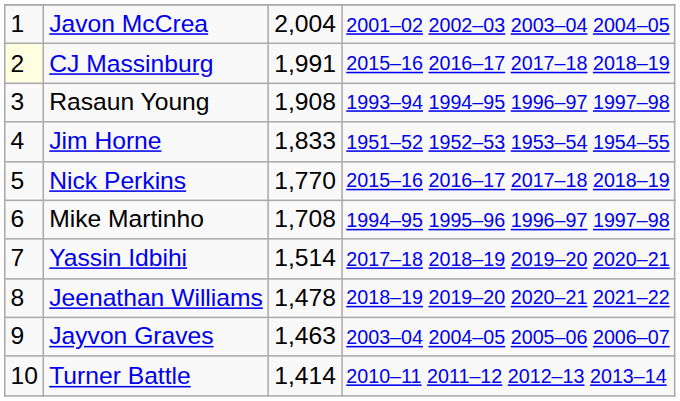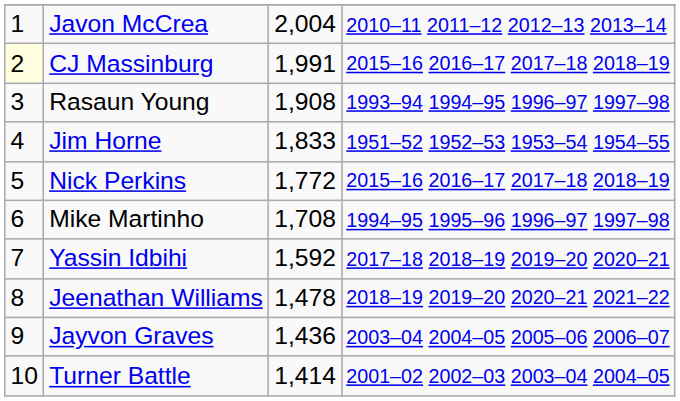(508, 24) 2001–02 2002–03 2003–04 2004–05 -> (506, 24) 2010–11 2011–12 2012–13 2013–14
(305, 180) 1,770 -> (305, 180) 1,772
(305, 258) 1,514 -> (305, 258) 1,592
(305, 336) 1,463 -> (305, 336) 1,436
(506, 376) 2010–11 2011–12 2012–13 2013–14 -> (508, 376) 2001–02 2002–03 2003–04 2004–05
